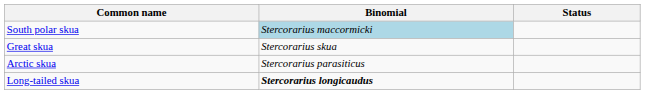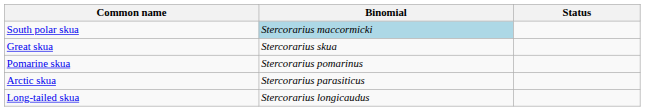+ row: (39, 64)
(317, 81) bold -> (315, 98) normal
